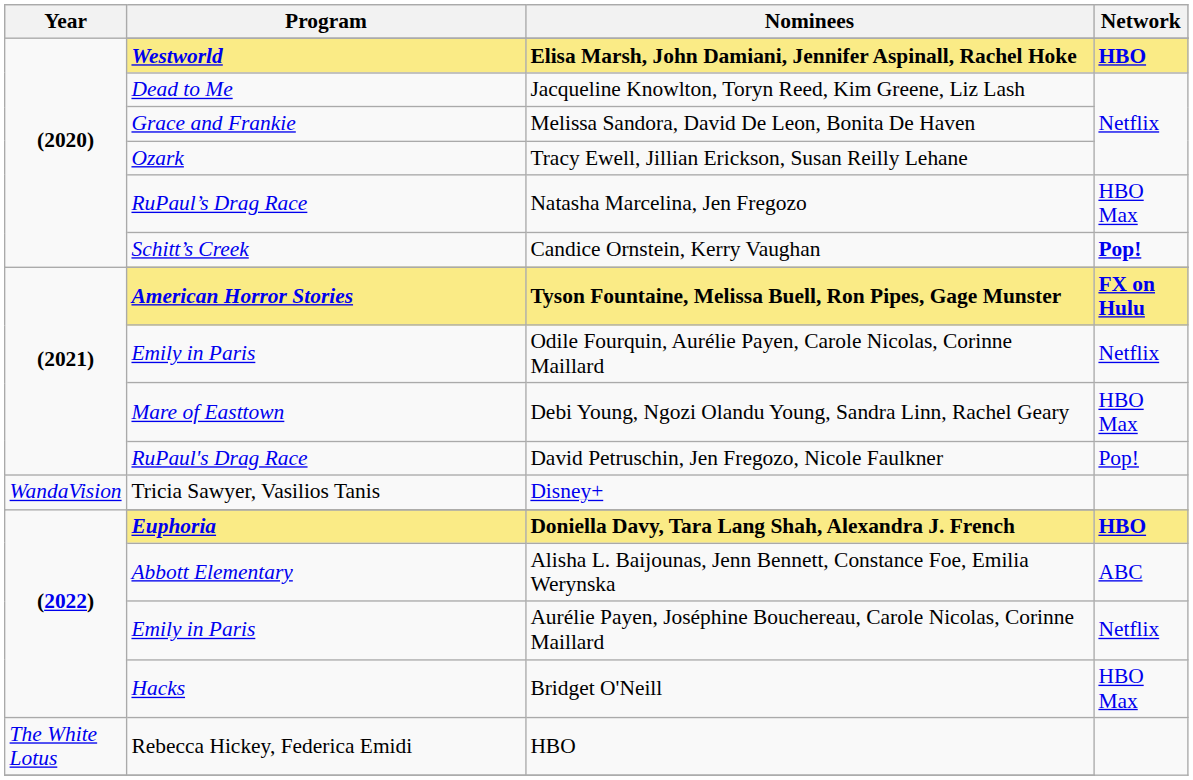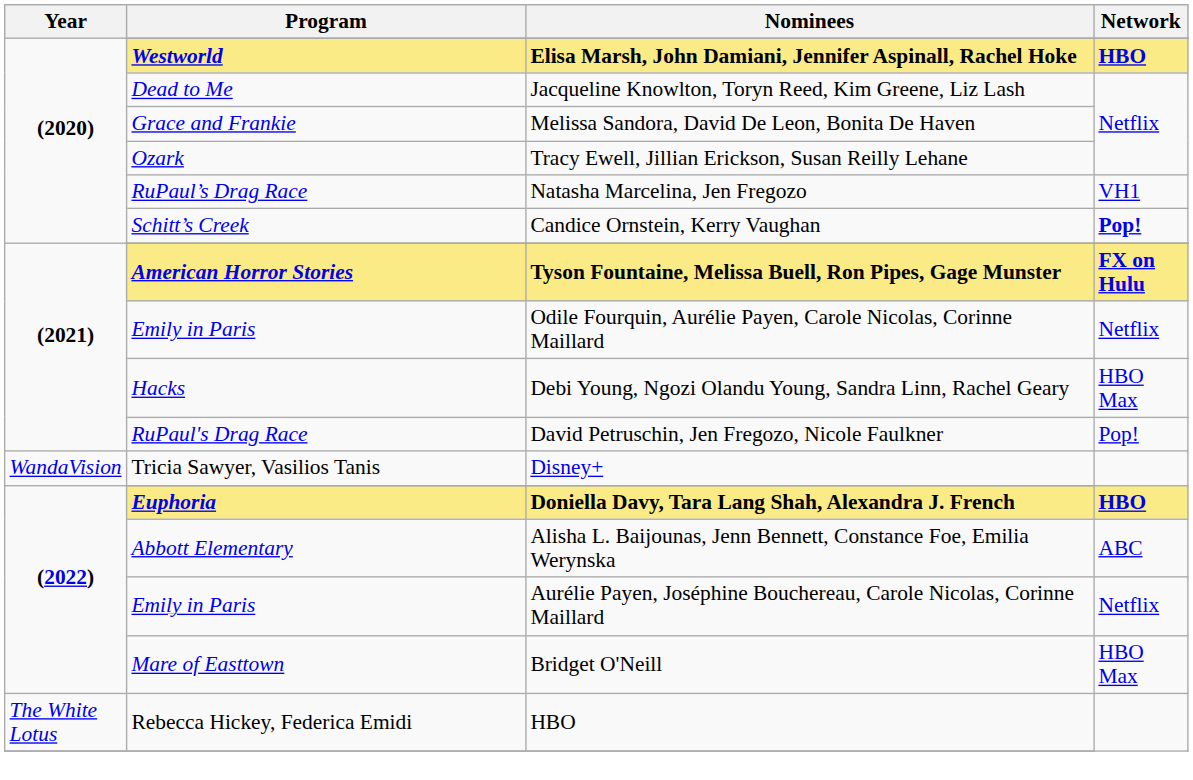(1121, 203) HBO Max -> (1119, 191) VH1
(208, 411) Mare of Easttown -> (158, 387) Hacks
(158, 688) Hacks -> (208, 664) Mare of Easttown
